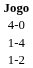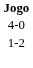- row: (16, 42)
